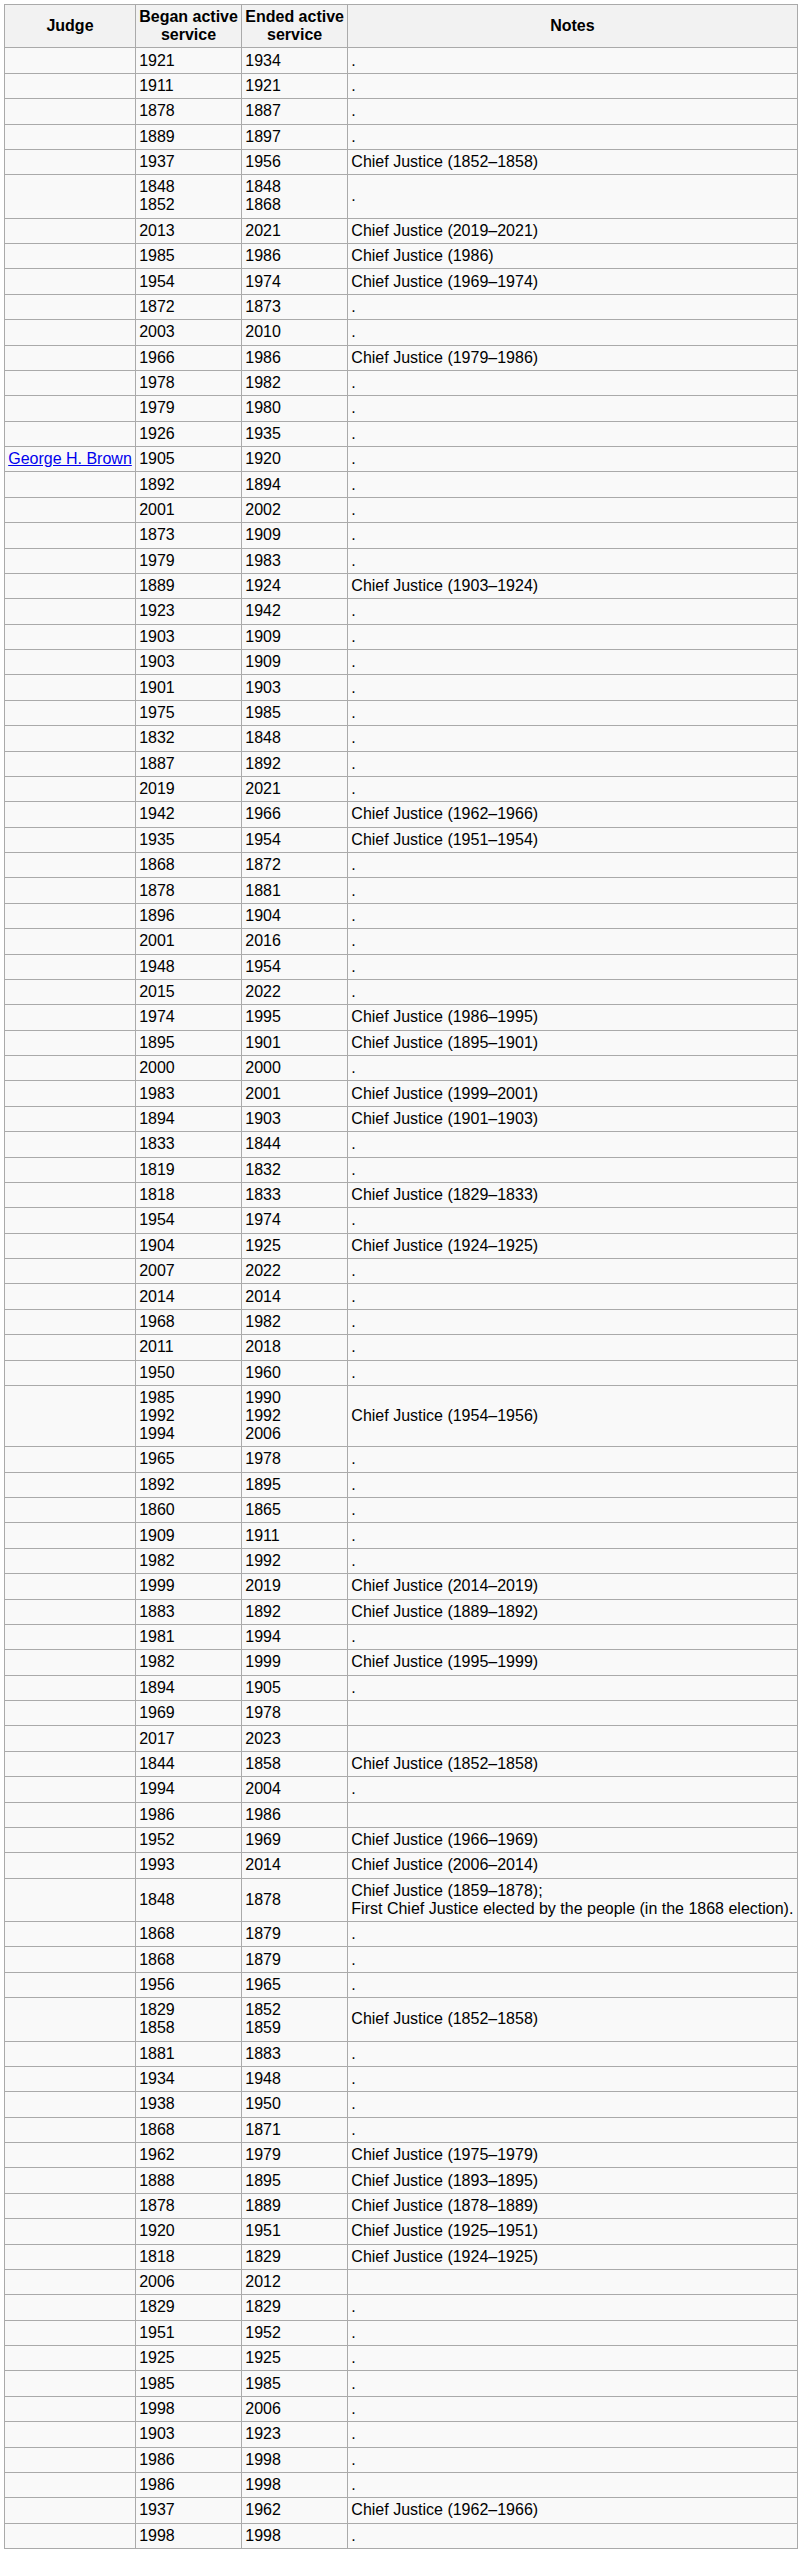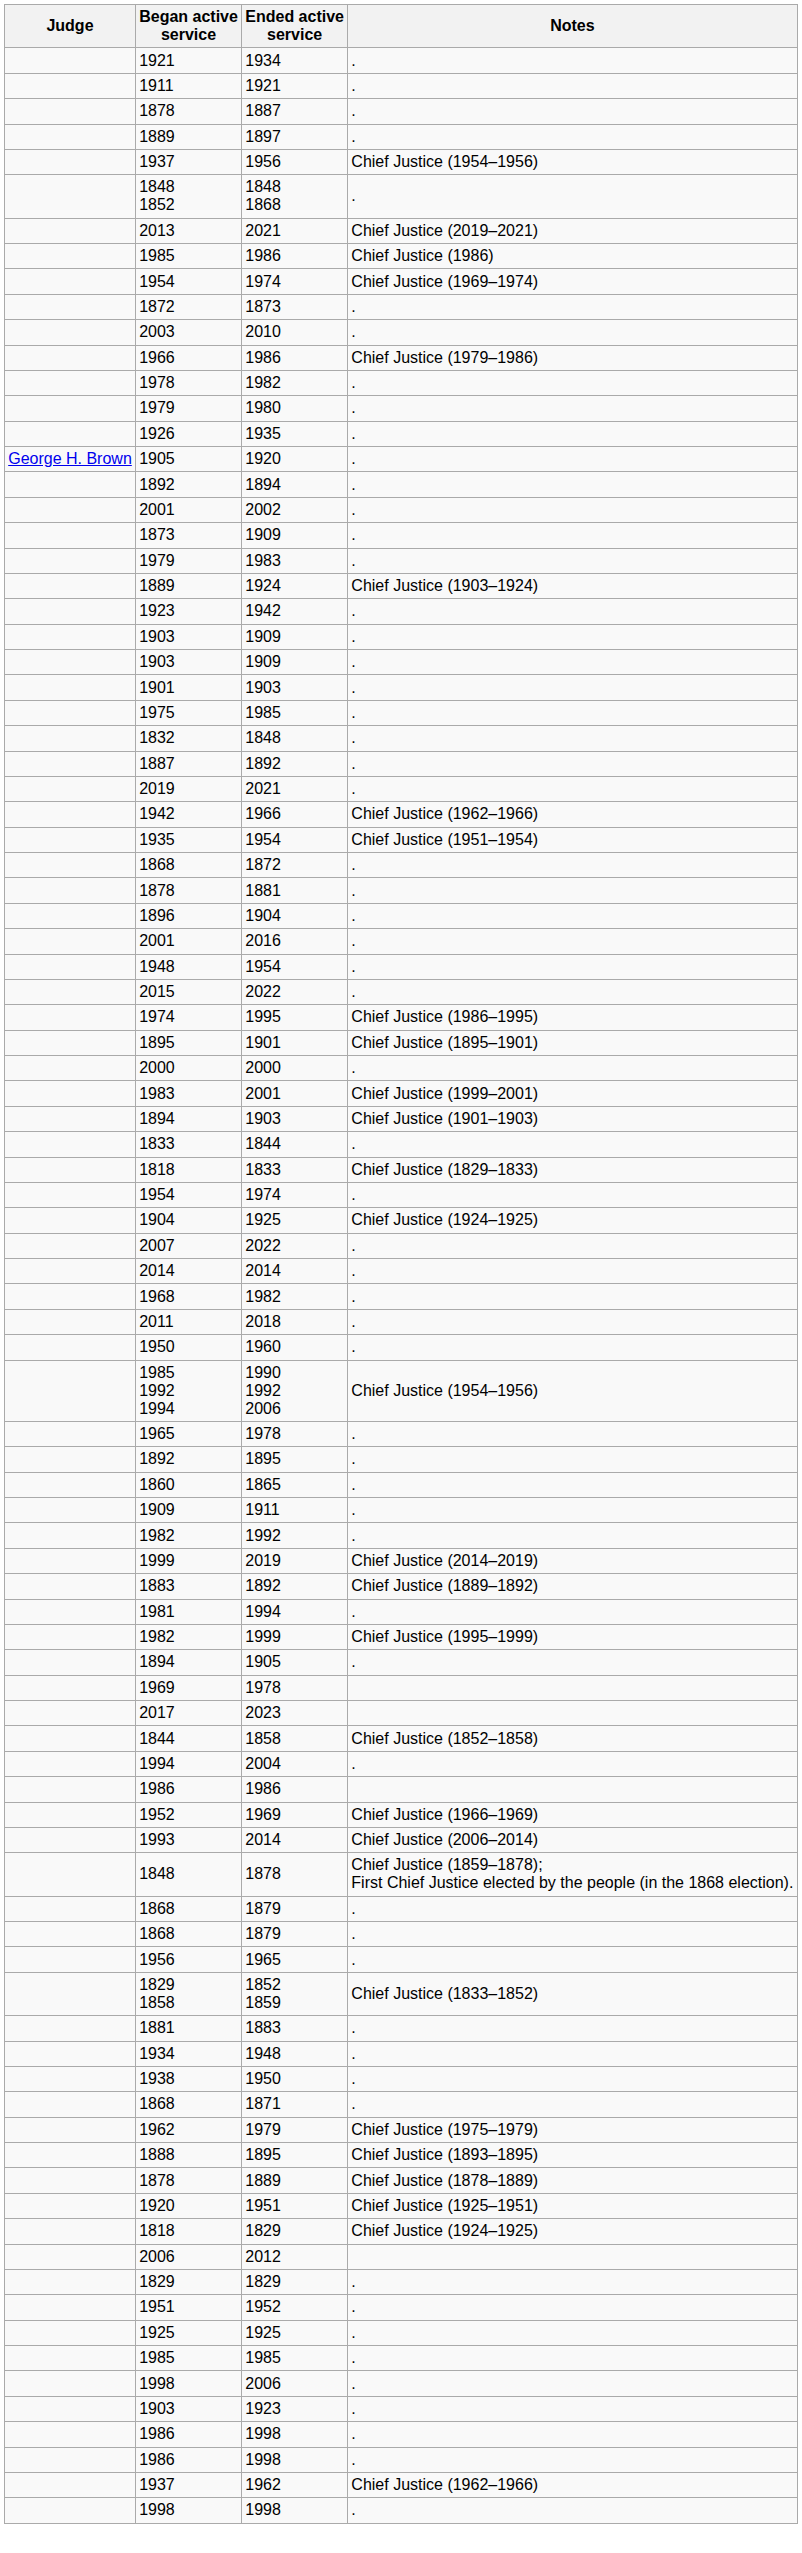(445, 162) Chief Justice (1852–1858) -> (445, 162) Chief Justice (1954–1956)
- row: (157, 1169)
(445, 2019) Chief Justice (1852–1858) -> (445, 1993) Chief Justice (1833–1852)
